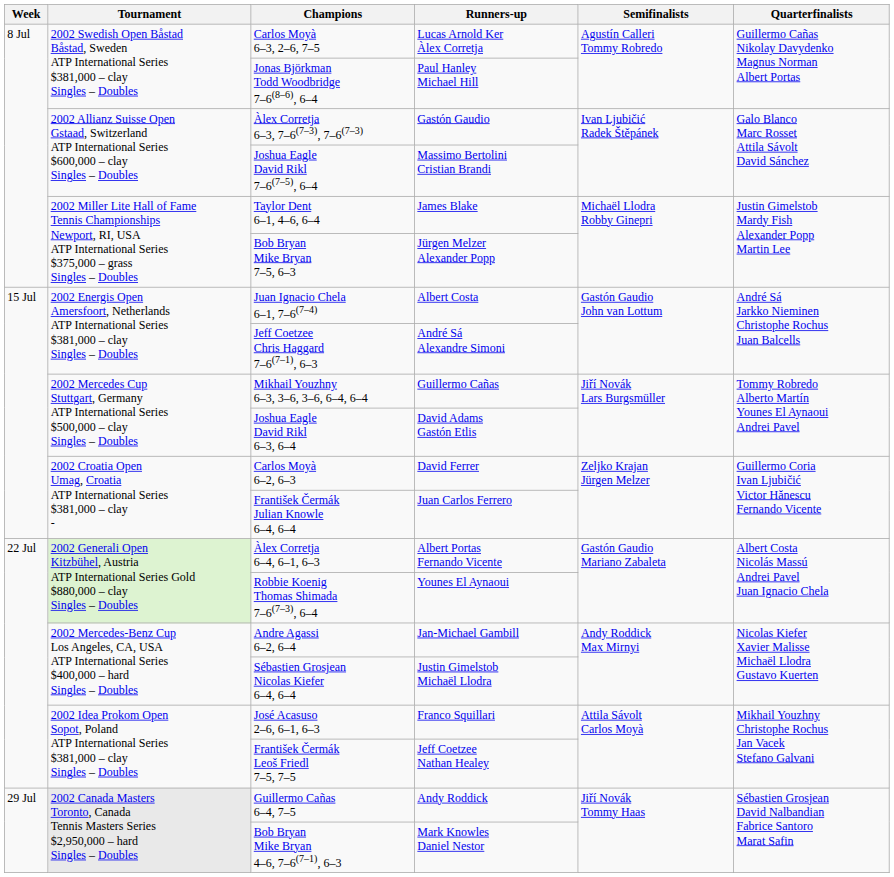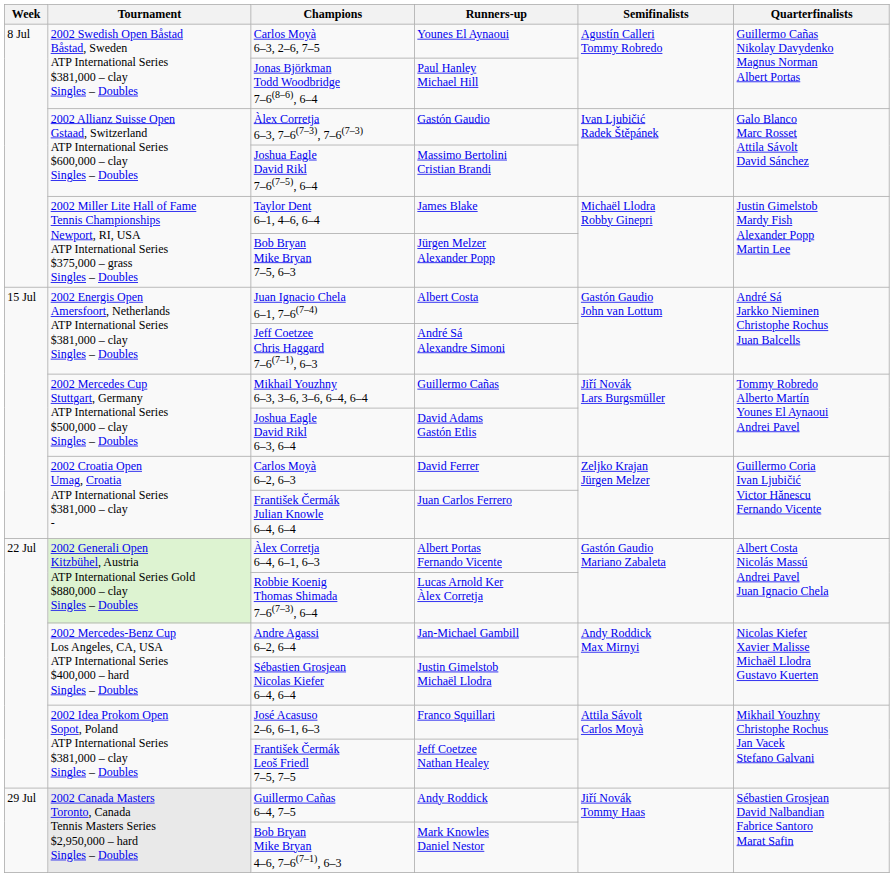(460, 41) Lucas Arnold Ker Àlex Corretja -> (463, 34) Younes El Aynaoui
(463, 582) Younes El Aynaoui -> (460, 589) Lucas Arnold Ker Àlex Corretja
